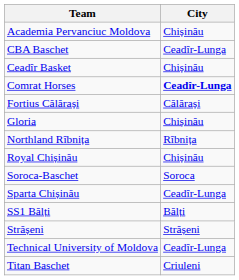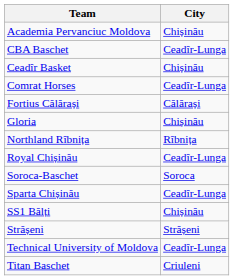(197, 85) bold -> (195, 85) normal
(183, 157) Chișinău -> (195, 157) Ceadîr-Lunga
(174, 211) Bălți -> (183, 211) Chișinău
